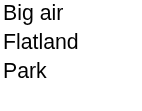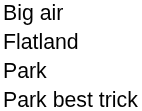+ row: (70, 100)
